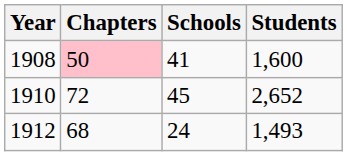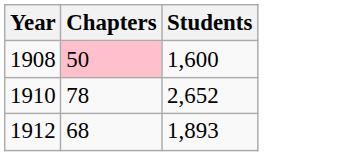- column: (204, 22)
(78, 95) 72 -> (78, 95) 78
(277, 131) 1,493 -> (193, 131) 1,893
